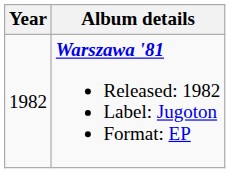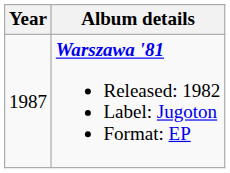(28, 100) 1982 -> (28, 100) 1987
